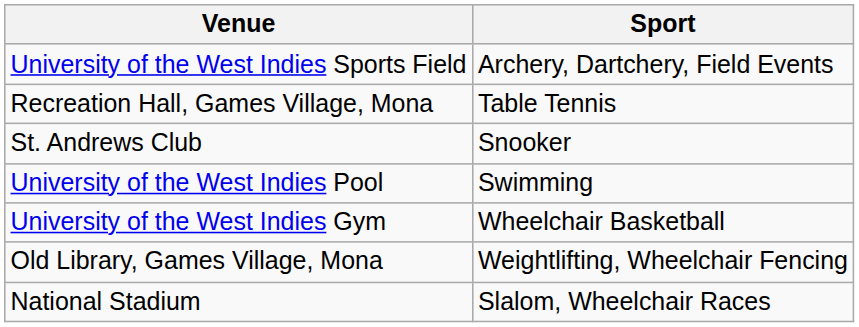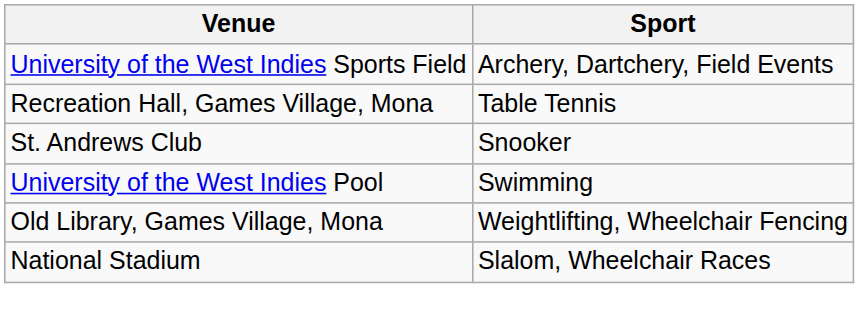- row: (198, 222)
